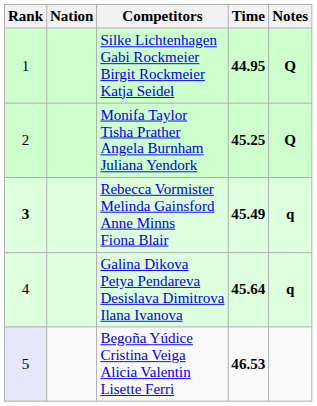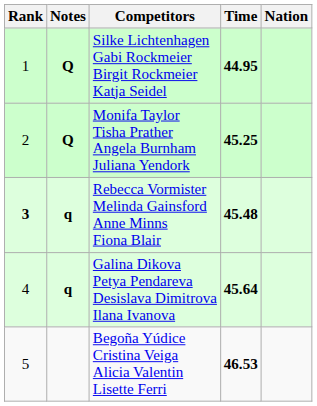columns swapped: (72, 16) <-> (290, 16)
(248, 214) 45.49 -> (241, 214) 45.48
(25, 364) lavender background -> (25, 364) no background
